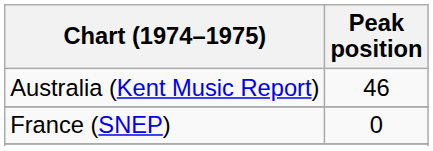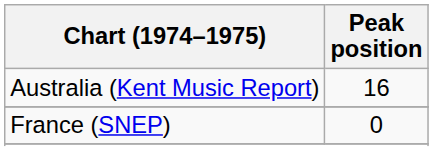(376, 87) 46 -> (376, 87) 16
